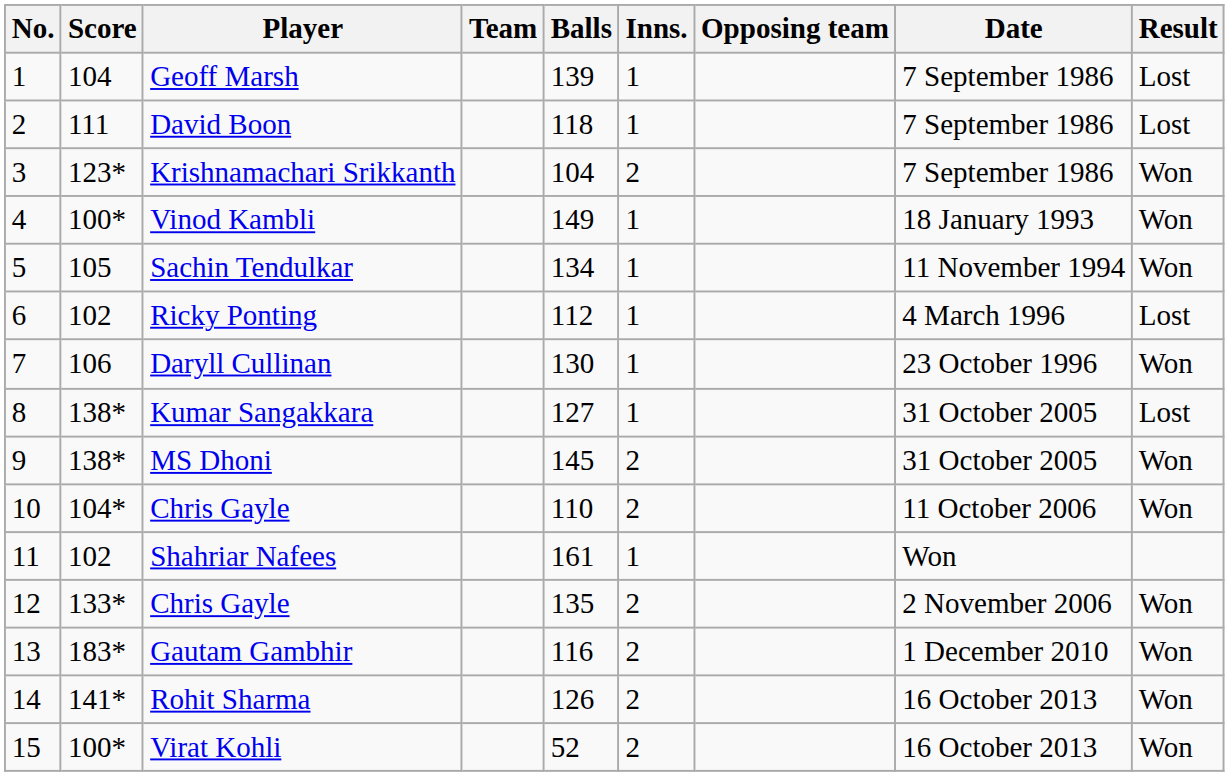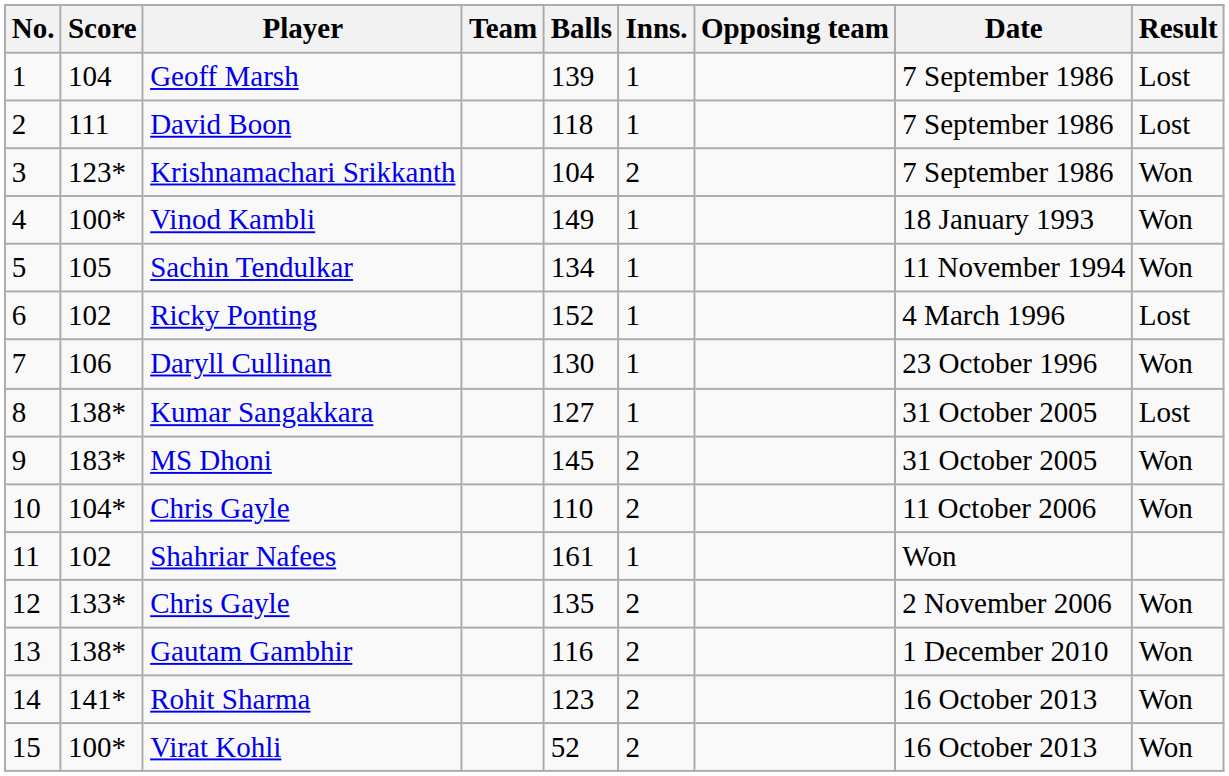(572, 315) 112 -> (572, 315) 152
(97, 459) 138* -> (97, 459) 183*
(97, 650) 183* -> (97, 650) 138*
(572, 698) 126 -> (572, 698) 123
